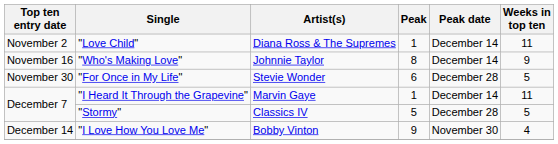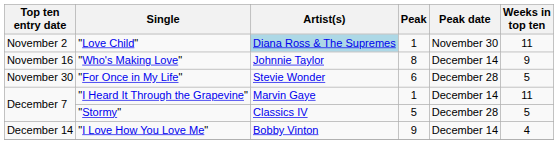(324, 43) no background -> (324, 43) lightblue background
(465, 43) December 14 -> (465, 43) November 30
(465, 130) November 30 -> (465, 130) December 14
